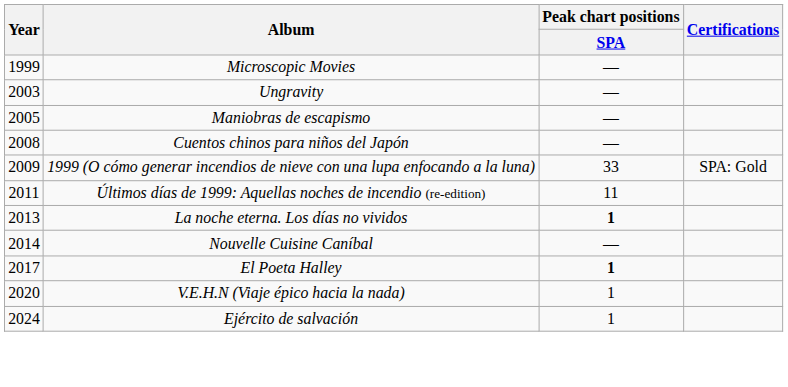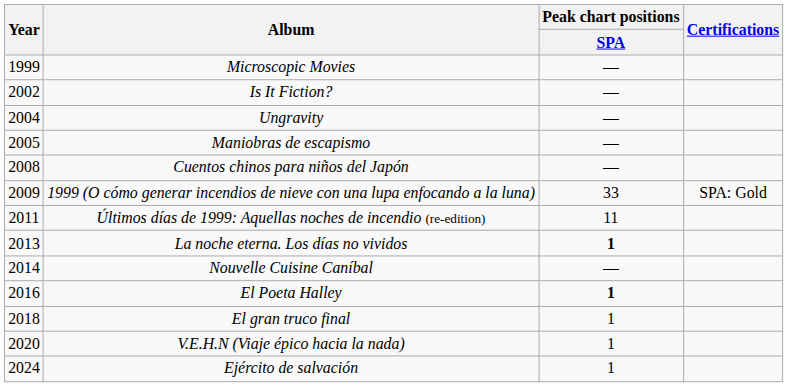+ row: (291, 92)
(24, 92) 2003 -> (24, 117) 2004
(24, 268) 2017 -> (24, 293) 2016
+ row: (291, 318)
